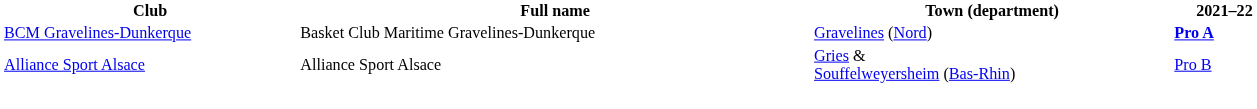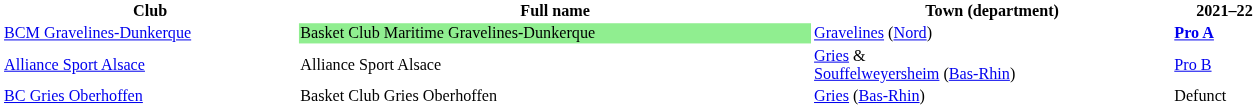(448, 33) no background -> (448, 33) lightgreen background
+ row: (73, 95)
